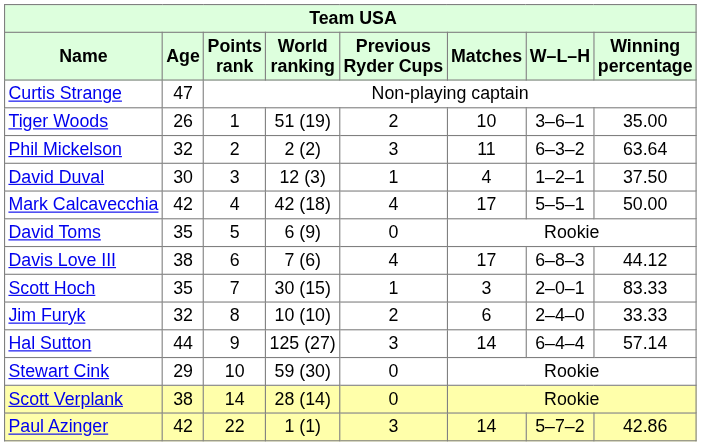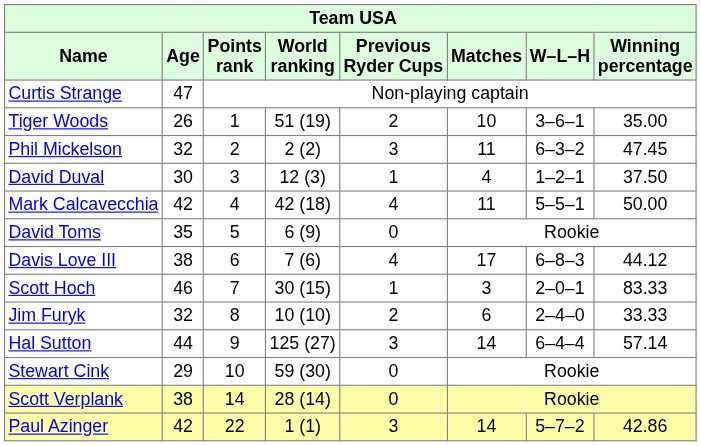(645, 149) 63.64 -> (645, 149) 47.45
(486, 204) 17 -> (486, 204) 11
(183, 288) 35 -> (183, 288) 46
